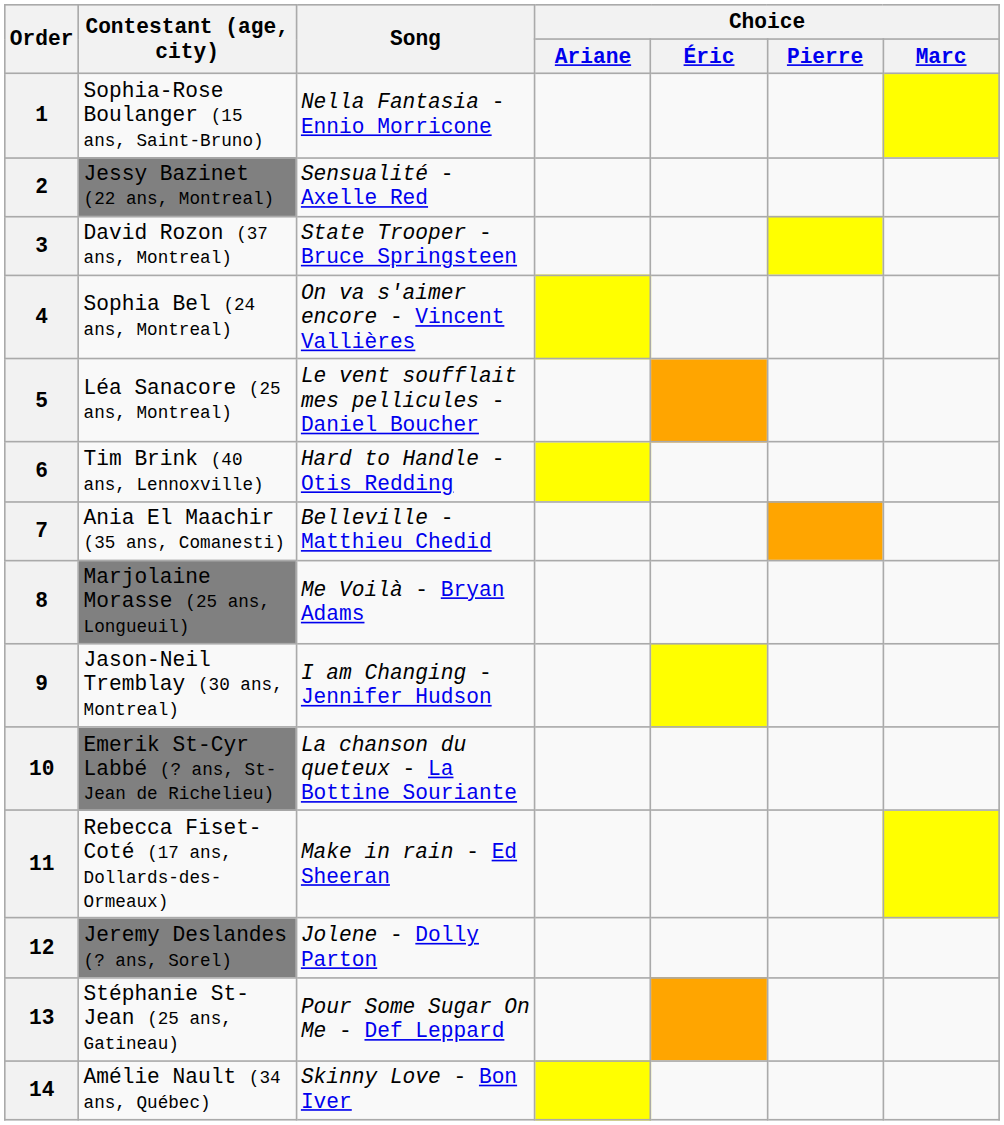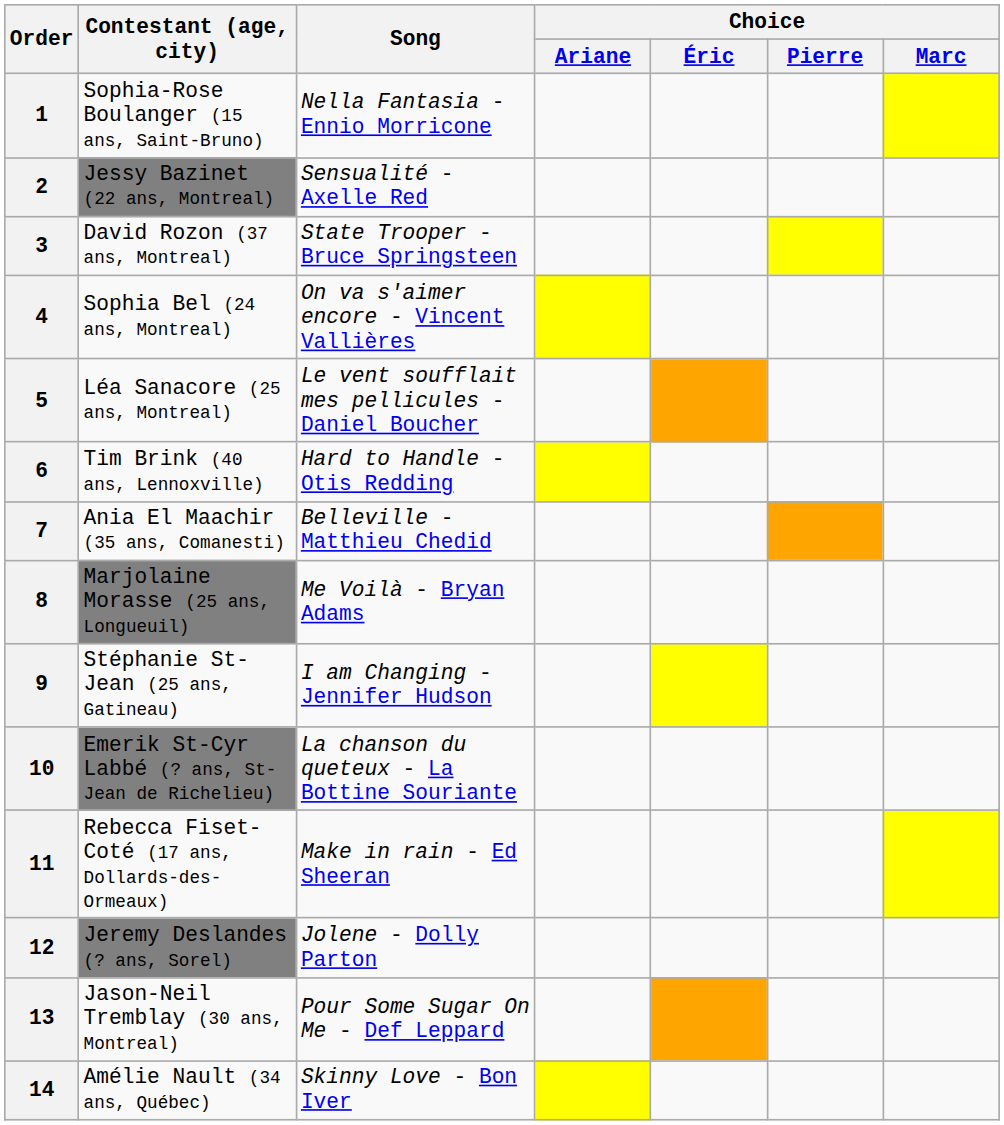(183, 684) Jason-Neil Tremblay (30 ans, Montreal) -> (166, 684) Stéphanie St-Jean (25 ans, Gatineau)
(166, 1018) Stéphanie St-Jean (25 ans, Gatineau) -> (183, 1018) Jason-Neil Tremblay (30 ans, Montreal)
